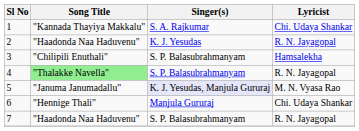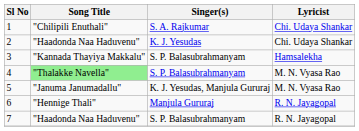(89, 27) "Kannada Thayiya Makkalu" -> (70, 27) "Chilipili Enuthali"
(305, 42) R. N. Jayagopal -> (313, 42) Chi. Udaya Shankar
(70, 57) "Chilipili Enuthali" -> (89, 57) "Kannada Thayiya Makkalu"
(305, 73) R. N. Jayagopal -> (307, 73) M. N. Vyasa Rao
(210, 88) lavender background -> (210, 88) no background
(313, 103) Chi. Udaya Shankar -> (305, 103) R. N. Jayagopal
